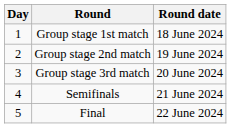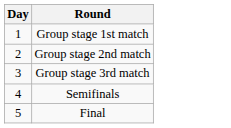- column: (190, 14)
